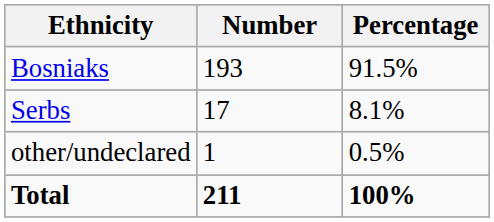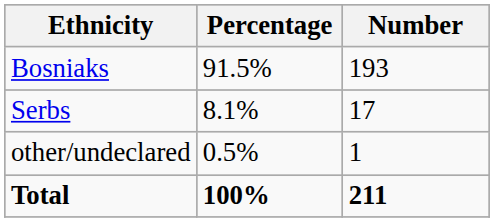columns swapped: (270, 25) <-> (416, 25)
